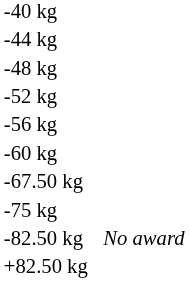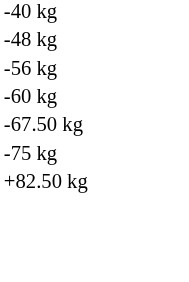- row: (31, 39)
- row: (31, 96)
- row: (43, 238)
